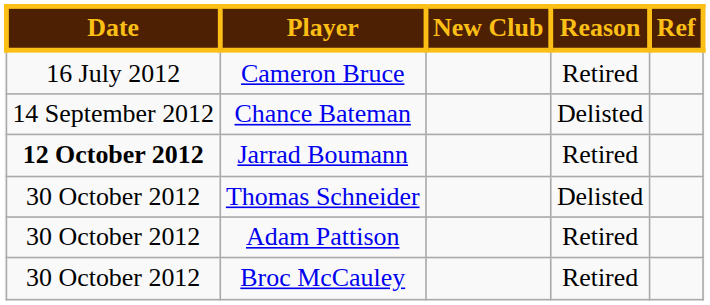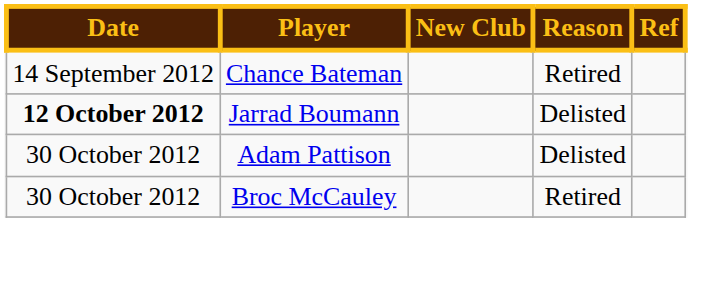- row: (323, 72)
(600, 113) Delisted -> (583, 72) Retired
(600, 154) Retired -> (583, 113) Delisted
- row: (323, 195)
(600, 237) Retired -> (583, 154) Delisted
